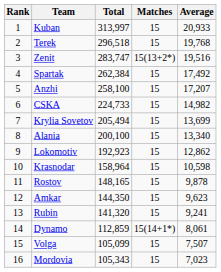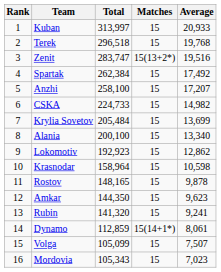(114, 120) 205,494 -> (114, 120) 205,484
